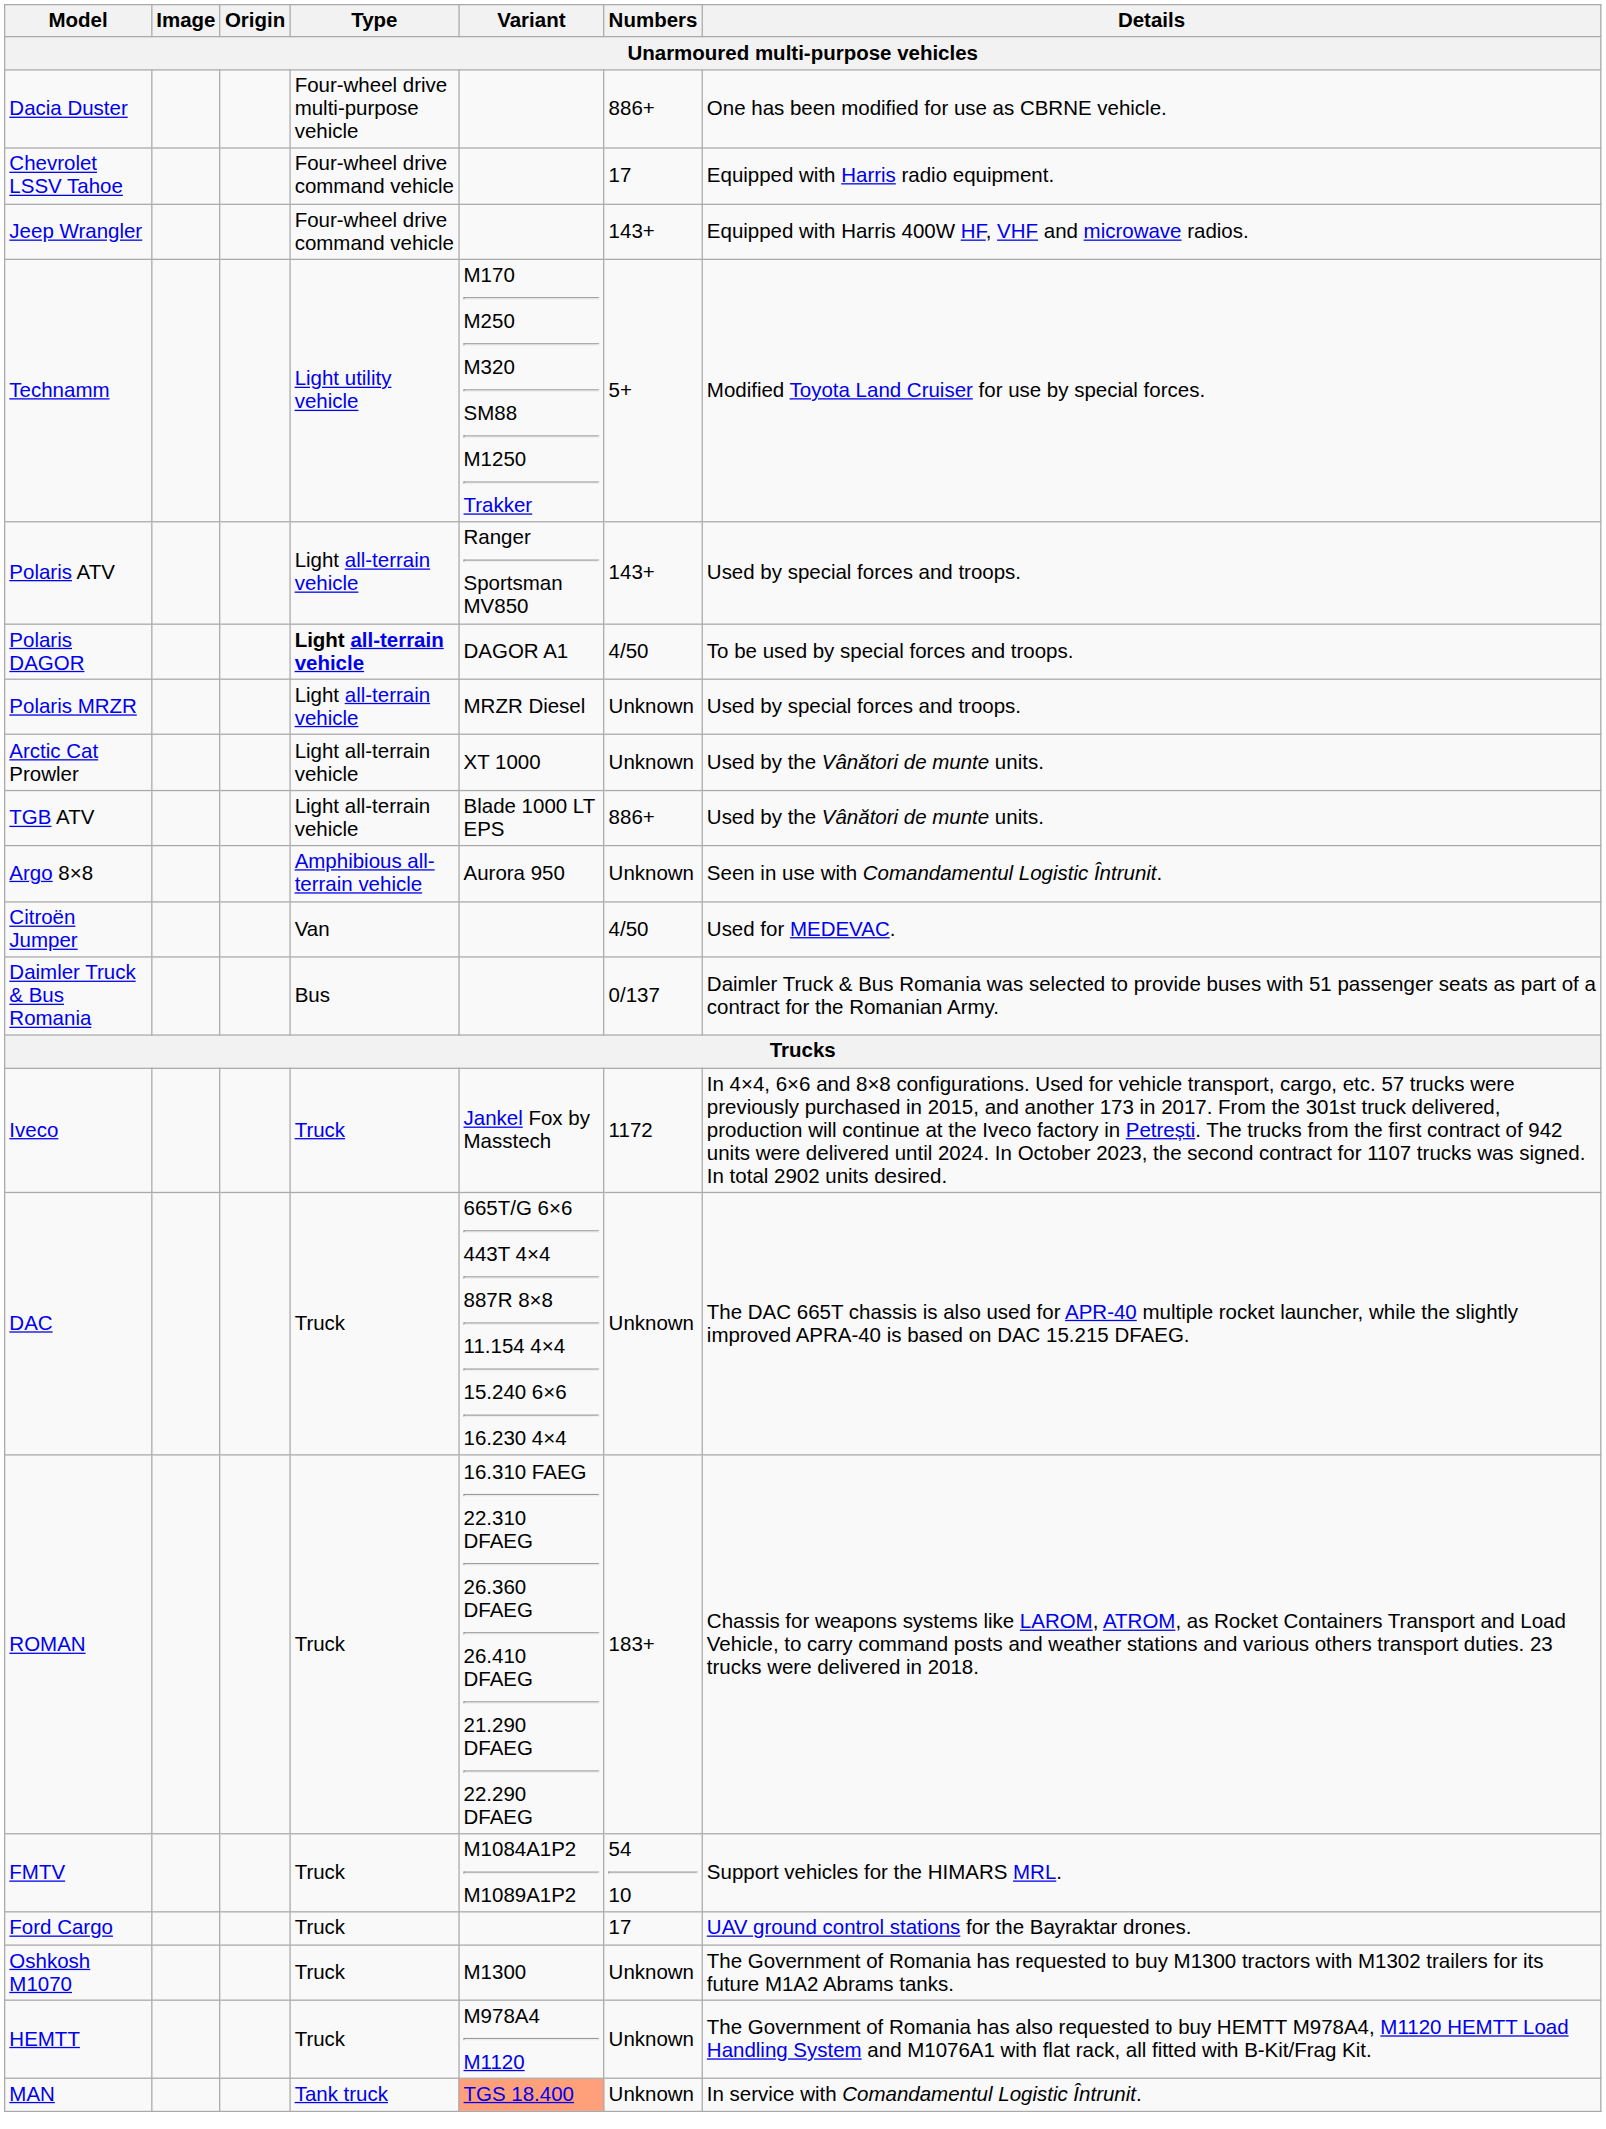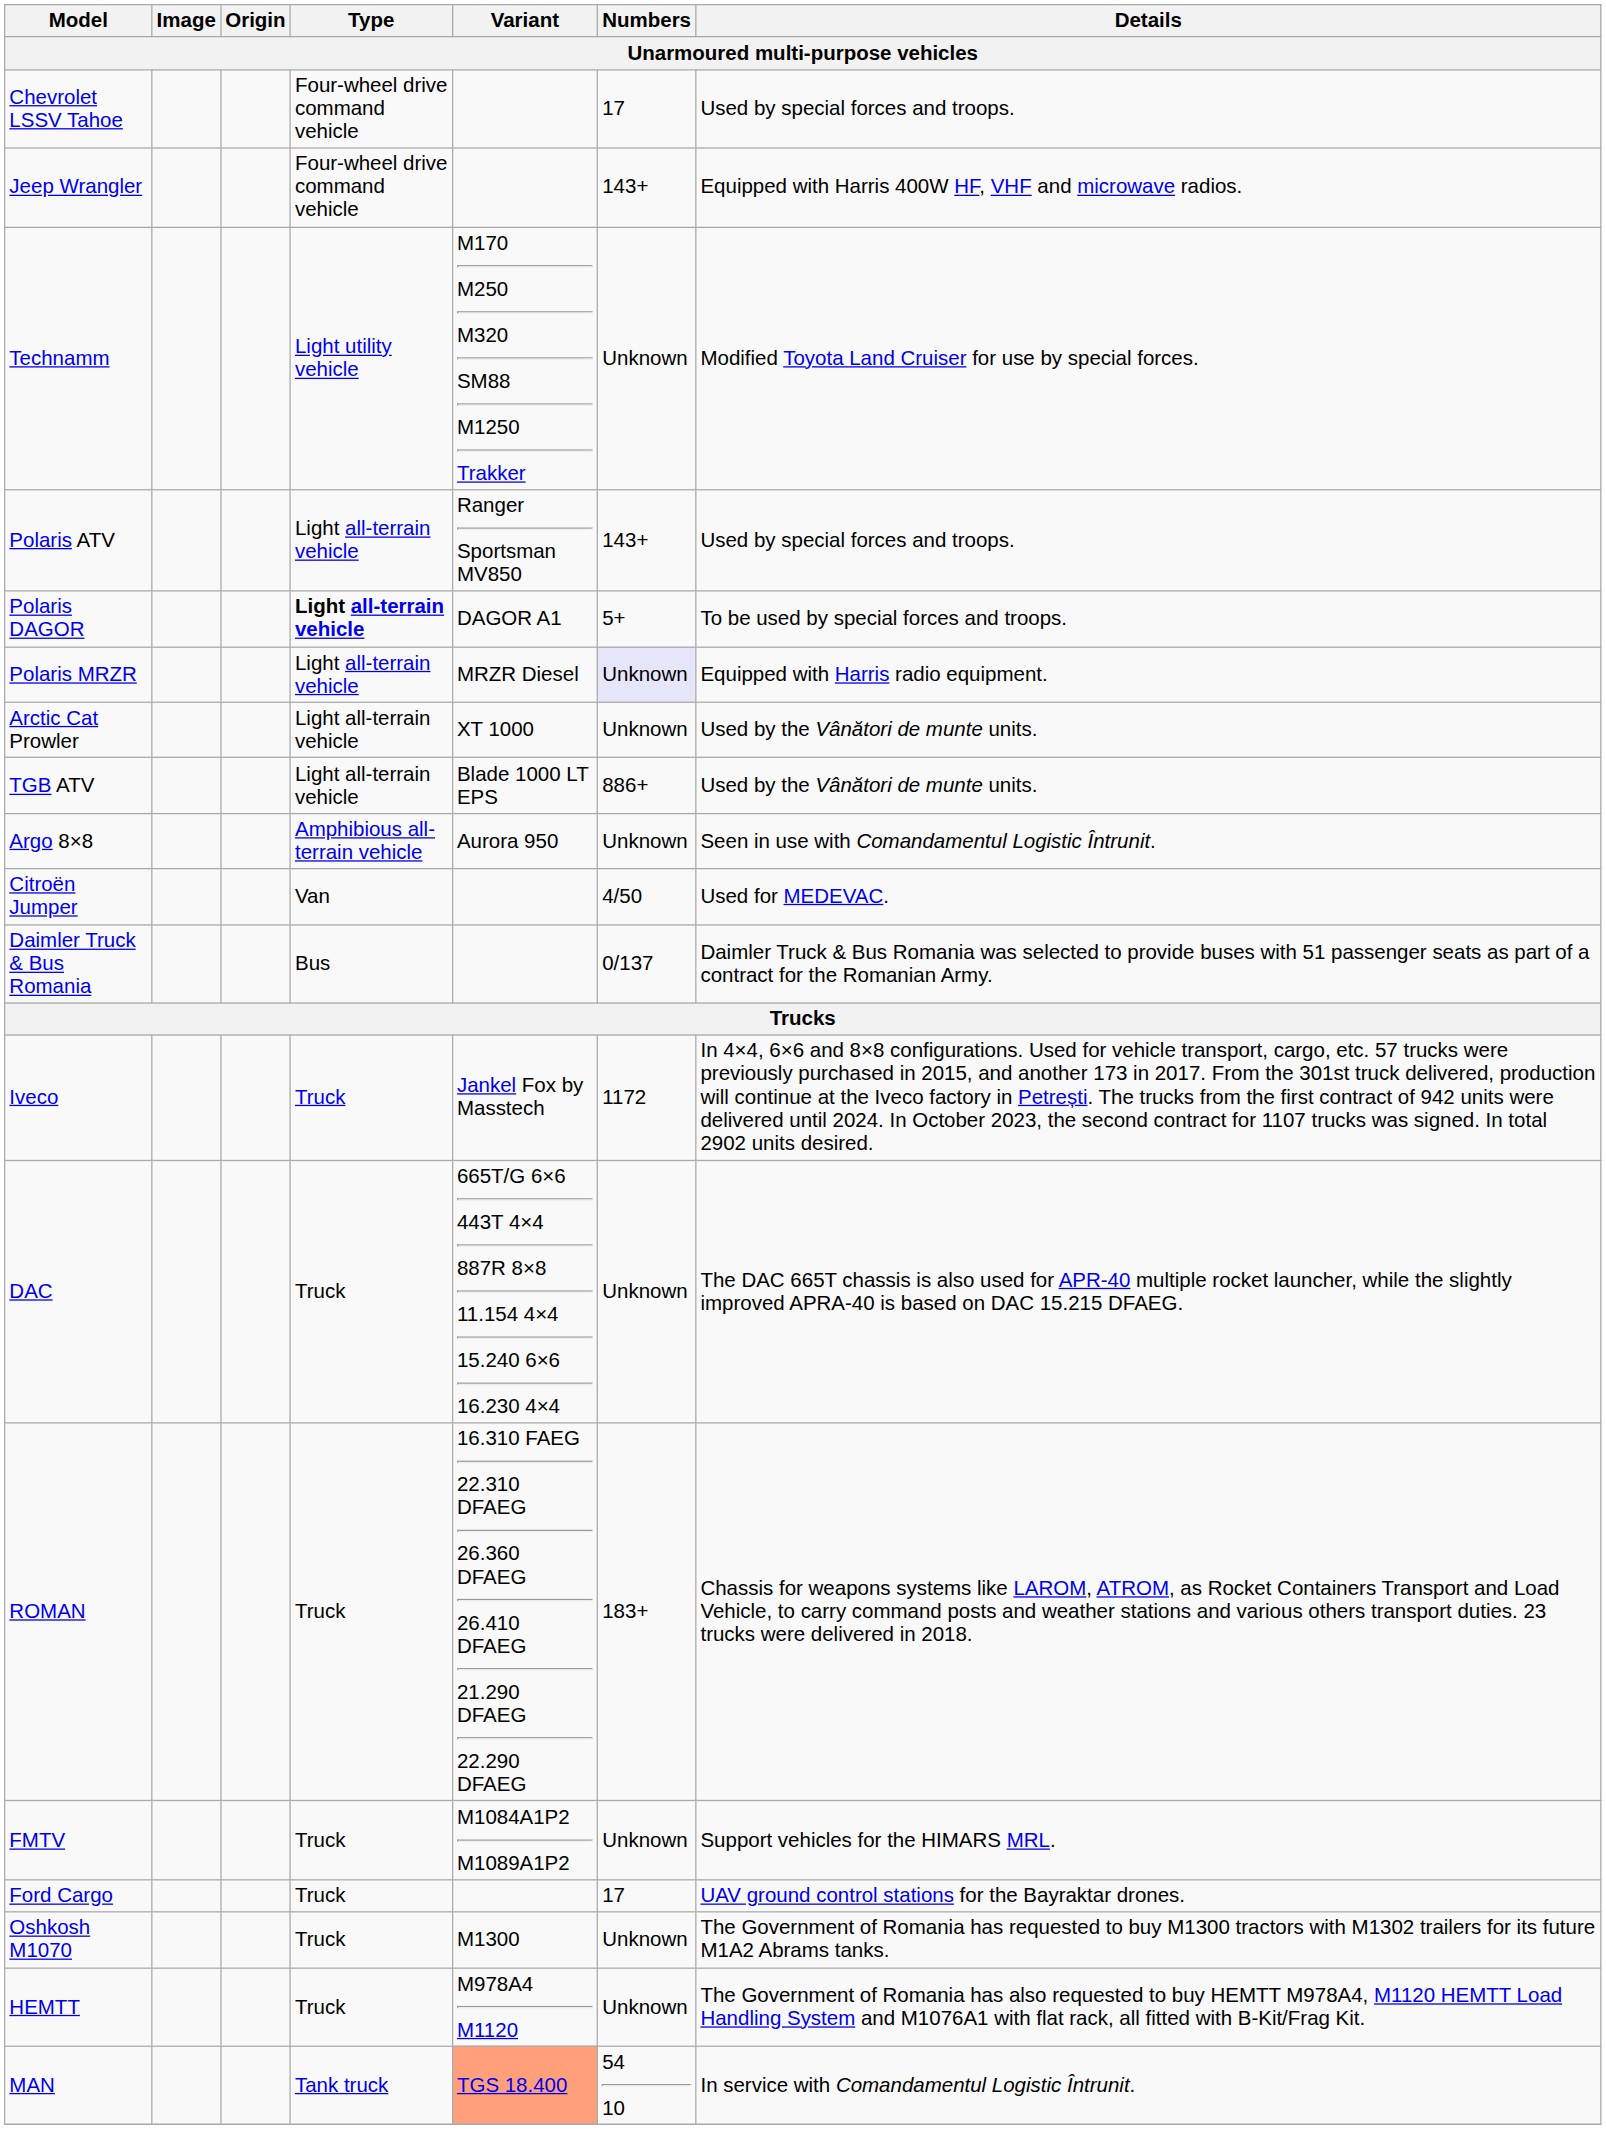- row: (69, 108)
(880, 175) Equipped with Harris radio equipment. -> (858, 108) Used by special forces and troops.
(620, 390) 5+ -> (645, 358) Unknown
(629, 651) 4/50 -> (614, 618) 5+
(651, 706) no background -> (645, 674) lavender background
(864, 706) Used by special forces and troops. -> (874, 674) Equipped with Harris radio equipment.
(653, 1872) 54 10 -> (645, 1840) Unknown
(651, 2094) Unknown -> (647, 2085) 54 10
